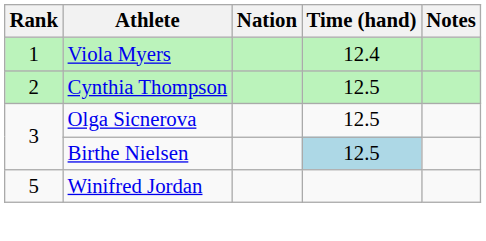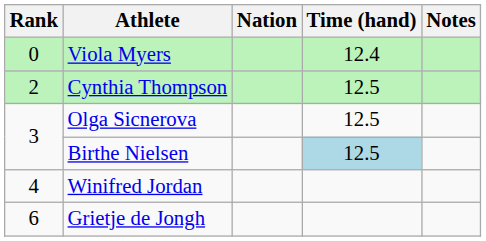(34, 53) 1 -> (34, 53) 0
(34, 185) 5 -> (34, 185) 4
+ row: (136, 218)
